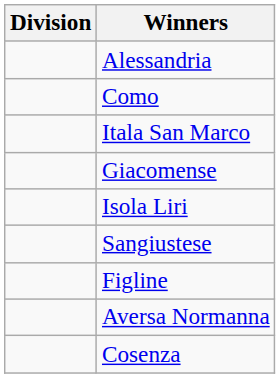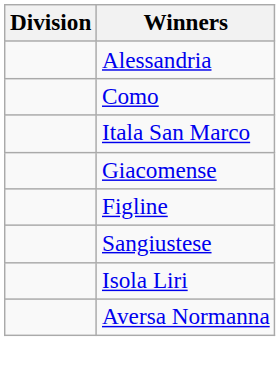rows swapped: (135, 280) <-> (145, 206)
- row: (141, 354)
